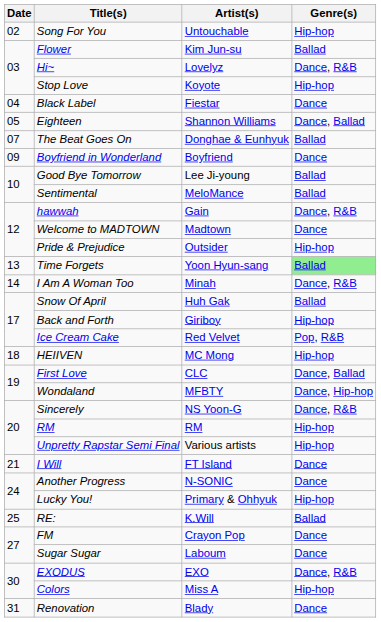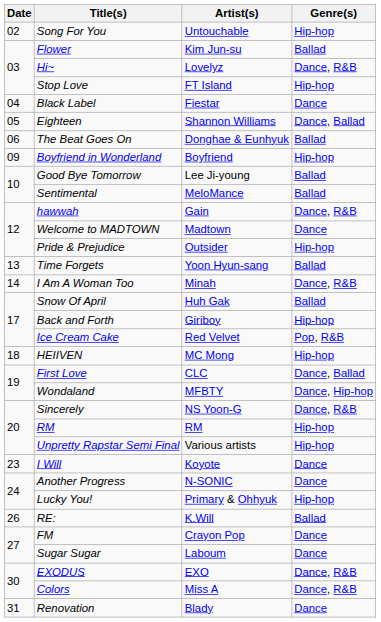(202, 85) Koyote -> (208, 85) FT Island
(13, 139) 07 -> (13, 139) 06
(311, 157) Dance -> (314, 157) Hip-hop
(310, 265) lightgreen background -> (310, 265) no background
(13, 463) 21 -> (13, 463) 23
(208, 463) FT Island -> (202, 463) Koyote
(13, 517) 25 -> (13, 517) 26
(314, 590) Hip-hop -> (325, 590) Dance, R&B
